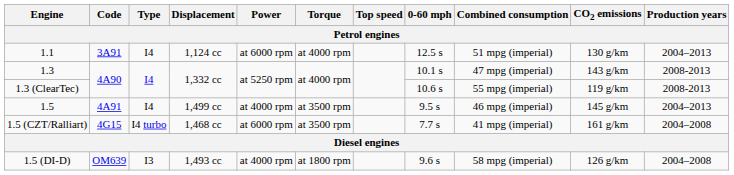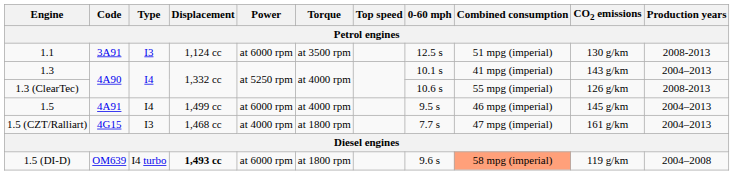(149, 52) I4 -> (149, 52) I3
(324, 52) at 4000 rpm -> (324, 52) at 3500 rpm
(687, 52) 2004–2013 -> (687, 52) 2008-2013
(513, 71) 47 mpg (imperial) -> (513, 71) 41 mpg (imperial)
(687, 71) 2008-2013 -> (687, 71) 2004–2013
(608, 89) 119 g/km -> (608, 89) 126 g/km
(266, 107) at 4000 rpm -> (266, 107) at 6000 rpm
(324, 107) at 3500 rpm -> (324, 107) at 4000 rpm
(149, 125) I4 turbo -> (149, 125) I3
(266, 125) at 6000 rpm -> (266, 125) at 4000 rpm
(324, 125) at 3500 rpm -> (324, 125) at 1800 rpm
(513, 125) 41 mpg (imperial) -> (513, 125) 47 mpg (imperial)
(687, 125) 2004–2008 -> (687, 125) 2004–2013
(149, 161) I3 -> (149, 161) I4 turbo
(203, 161) normal -> (203, 161) bold
(266, 161) at 4000 rpm -> (266, 161) at 6000 rpm
(513, 161) no background -> (513, 161) lightsalmon background
(608, 161) 126 g/km -> (608, 161) 119 g/km
